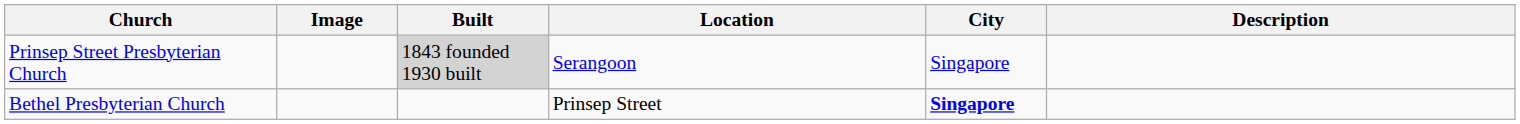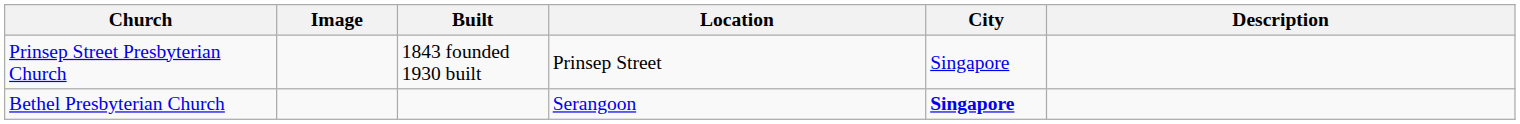(456, 61) lightgrey background -> (456, 61) no background
(594, 61) Serangoon -> (607, 61) Prinsep Street
(607, 103) Prinsep Street -> (594, 103) Serangoon
